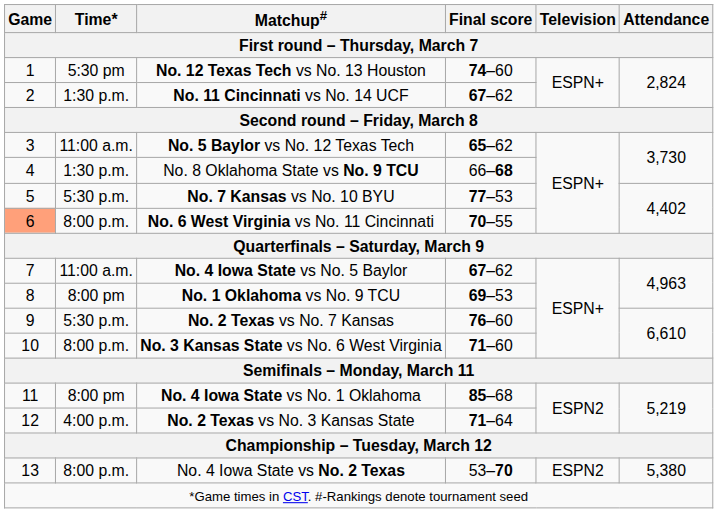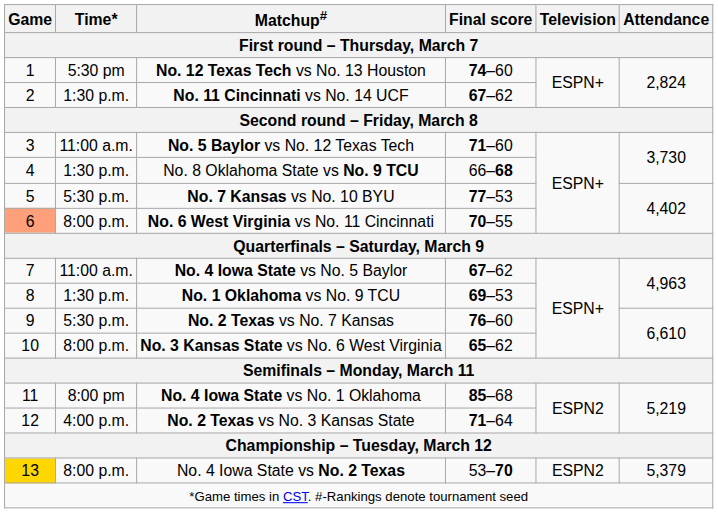(491, 146) 65–62 -> (491, 146) 71–60
(96, 296) 8:00 pm -> (96, 296) 1:30 p.m.
(491, 346) 71–60 -> (491, 346) 65–62
(30, 471) no background -> (30, 471) gold background
(666, 471) 5,380 -> (666, 471) 5,379
